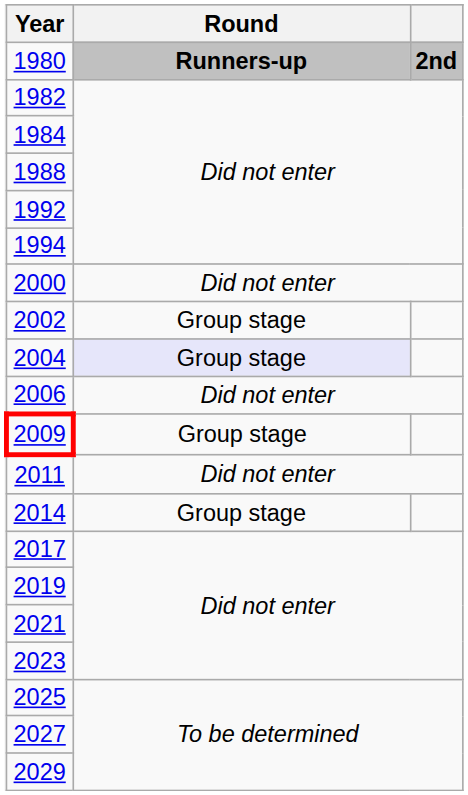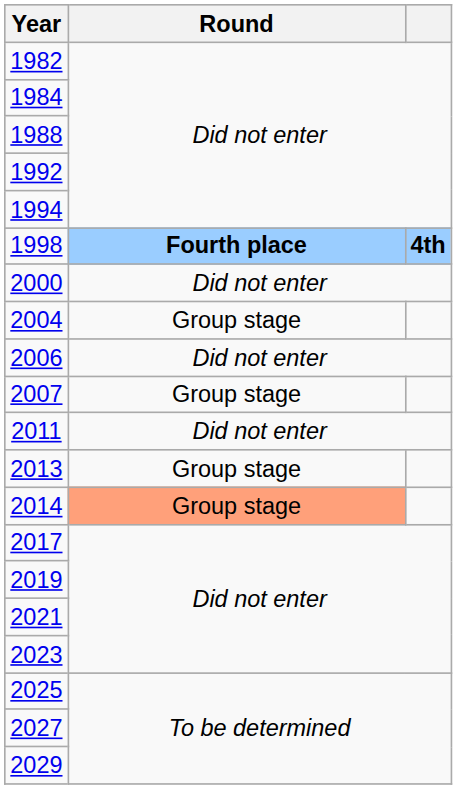- row: (40, 61)
+ row: (36, 246)
- row: (40, 320)
(241, 357) lavender background -> (236, 320) no background
+ row: (36, 395)
- row: (40, 435)
+ row: (36, 469)
(241, 512) no background -> (236, 506) lightsalmon background
